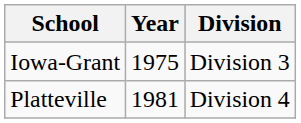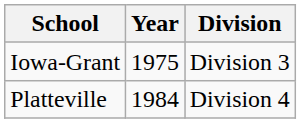(155, 99) 1981 -> (155, 99) 1984
